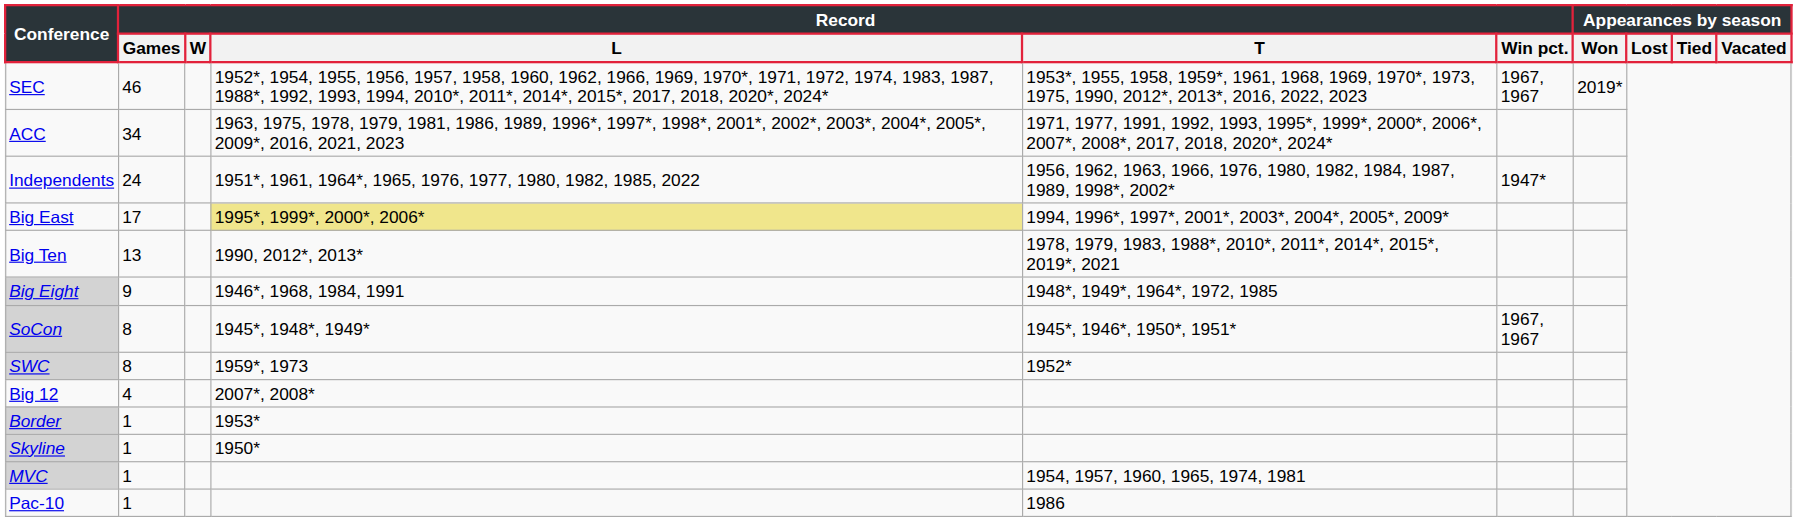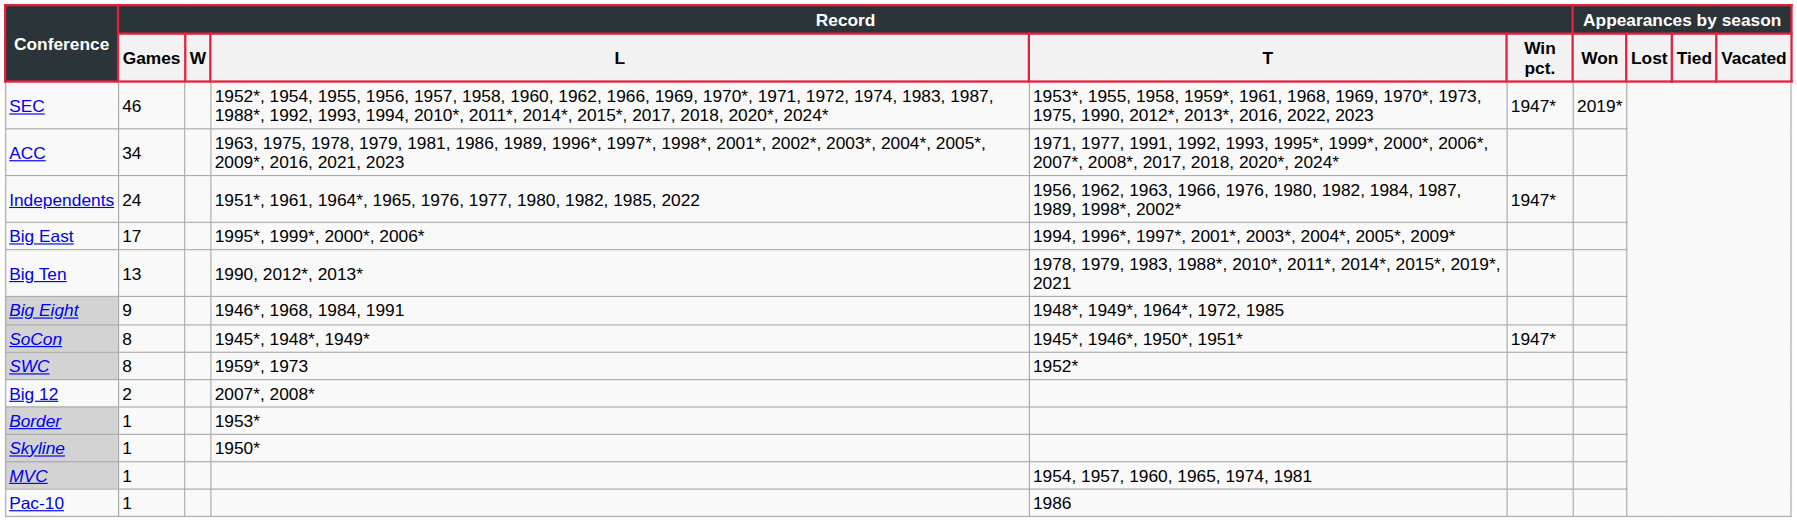(1522, 86) 1967, 1967 -> (1533, 106) 1947*
(320, 217) khaki background -> (320, 237) no background
(1522, 329) 1967, 1967 -> (1533, 338) 1947*
(127, 393) 4 -> (127, 393) 2
